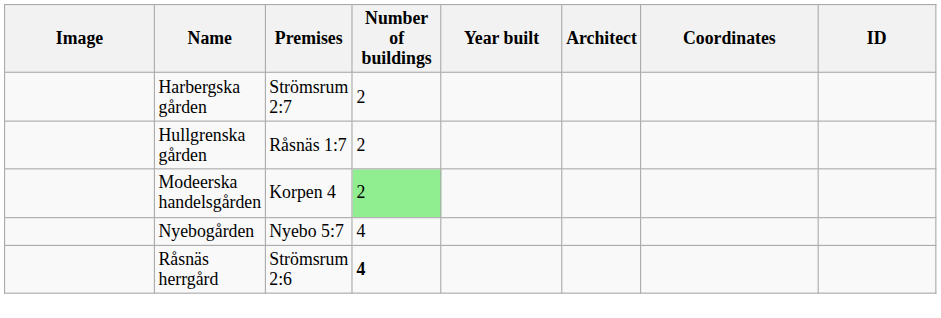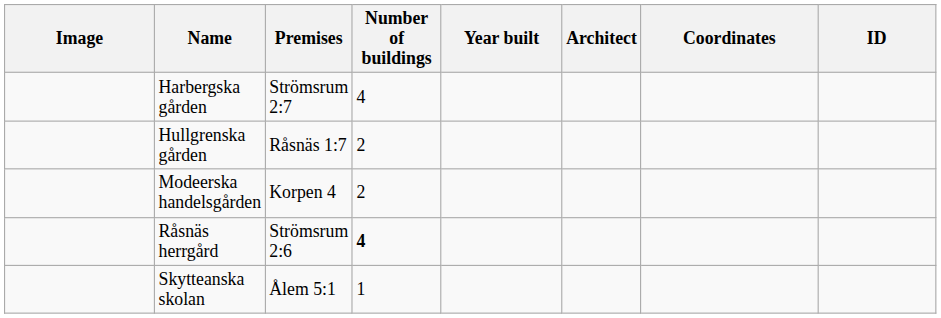(361, 96) 2 -> (361, 96) 4
(361, 192) lightgreen background -> (361, 192) no background
- row: (206, 231)
+ row: (201, 289)
